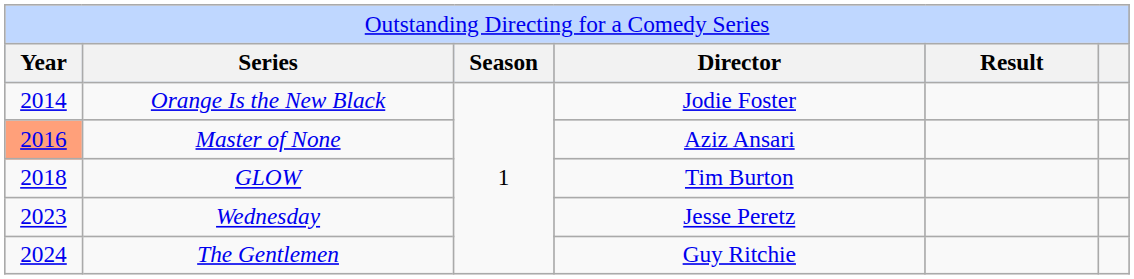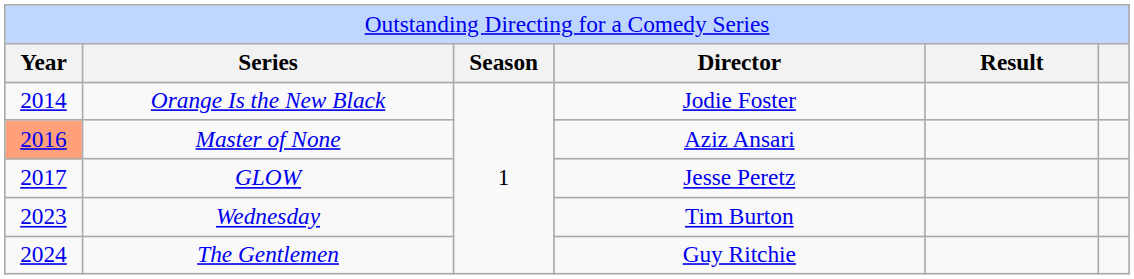(43, 178) 2018 -> (43, 178) 2017
(739, 178) Tim Burton -> (739, 178) Jesse Peretz
(739, 216) Jesse Peretz -> (739, 216) Tim Burton
